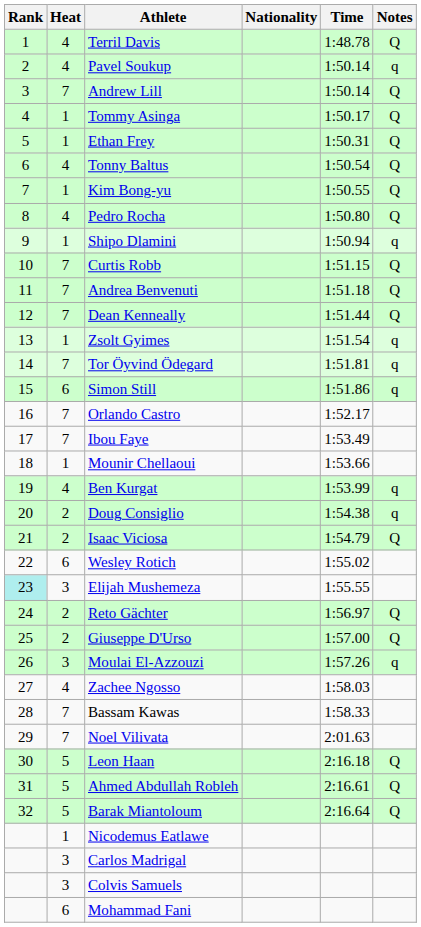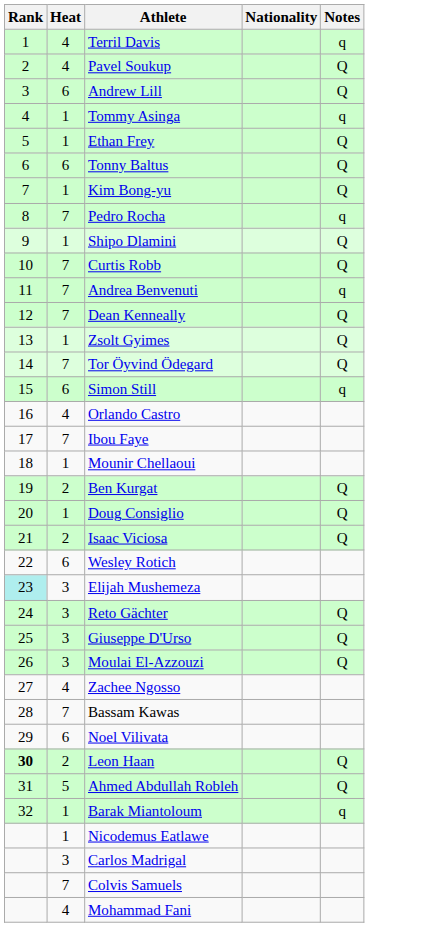- column: (347, 17)
(395, 41) Q -> (342, 41) q
(395, 66) q -> (342, 66) Q
(66, 91) 7 -> (66, 91) 6
(395, 116) Q -> (342, 116) q
(66, 165) 4 -> (66, 165) 6
(66, 215) 4 -> (66, 215) 7
(395, 215) Q -> (342, 215) q
(395, 240) q -> (342, 240) Q
(395, 290) Q -> (342, 290) q
(395, 339) q -> (342, 339) Q
(395, 364) q -> (342, 364) Q
(66, 414) 7 -> (66, 414) 4
(66, 488) 4 -> (66, 488) 2
(395, 488) q -> (342, 488) Q
(66, 513) 2 -> (66, 513) 1
(395, 513) q -> (342, 513) Q
(66, 612) 2 -> (66, 612) 3
(66, 637) 2 -> (66, 637) 3
(395, 662) q -> (342, 662) Q
(66, 736) 7 -> (66, 736) 6
(26, 761) normal -> (26, 761) bold
(66, 761) 5 -> (66, 761) 2
(66, 811) 5 -> (66, 811) 1
(395, 811) Q -> (342, 811) q
(66, 885) 3 -> (66, 885) 7
(66, 910) 6 -> (66, 910) 4
